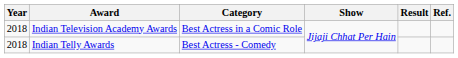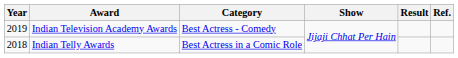(17, 28) 2018 -> (17, 28) 2019
(242, 28) Best Actress in a Comic Role -> (229, 28) Best Actress - Comedy
(229, 45) Best Actress - Comedy -> (242, 45) Best Actress in a Comic Role
